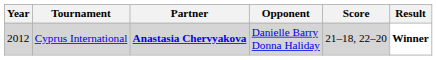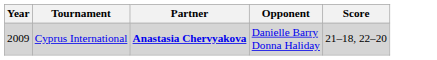- column: (411, 14)
(18, 39) 2012 -> (18, 39) 2009
